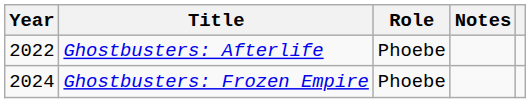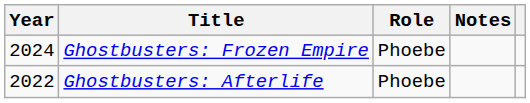rows swapped: (194, 51) <-> (216, 82)
